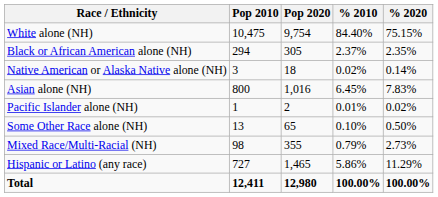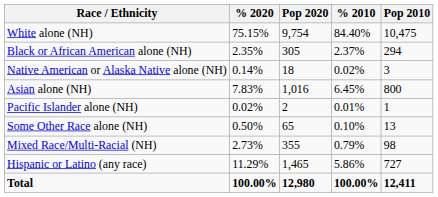columns swapped: (255, 13) <-> (408, 13)
